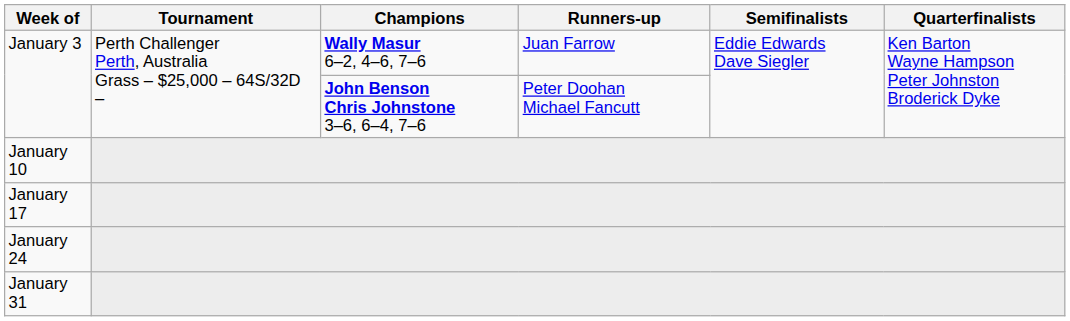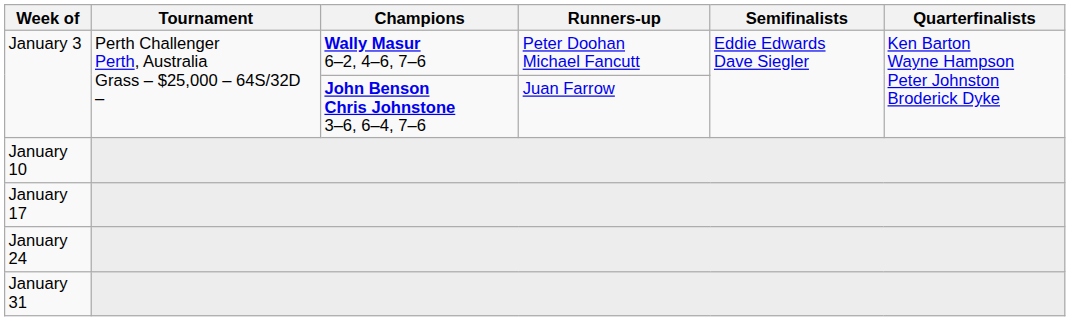(569, 43) Juan Farrow -> (581, 53) Peter Doohan Michael Fancutt
(581, 97) Peter Doohan Michael Fancutt -> (569, 88) Juan Farrow
